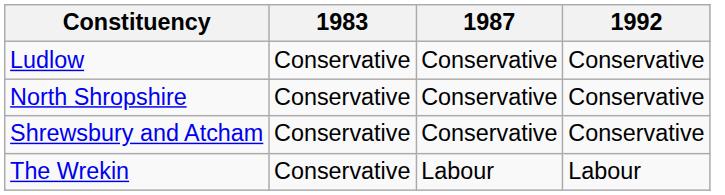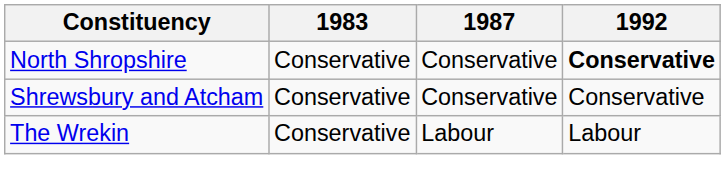- row: (47, 60)
(636, 97) normal -> (642, 60) bold
